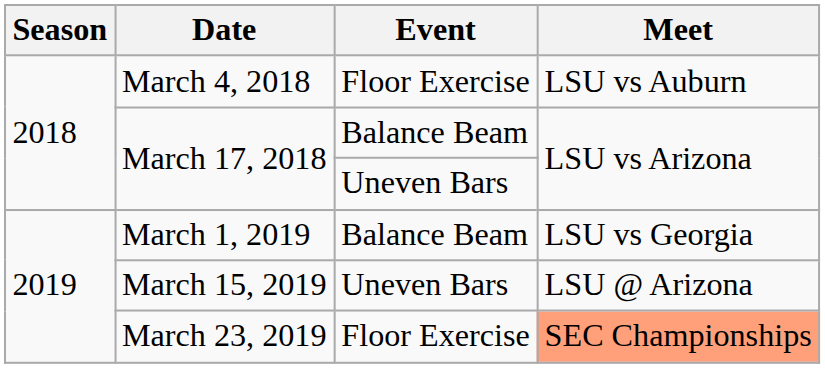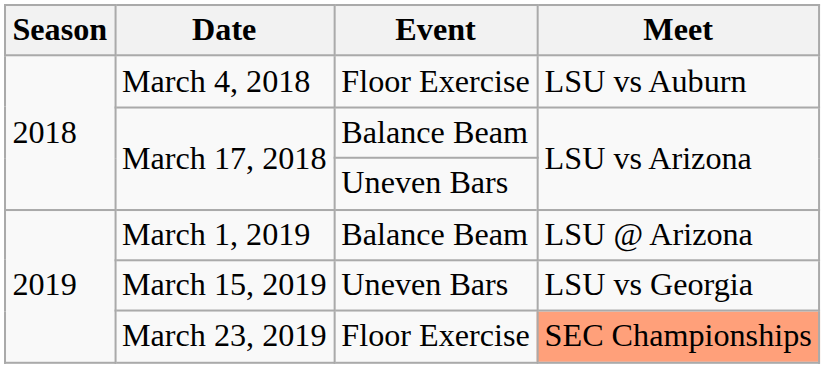(649, 234) LSU vs Georgia -> (649, 234) LSU @ Arizona
(649, 285) LSU @ Arizona -> (649, 285) LSU vs Georgia
